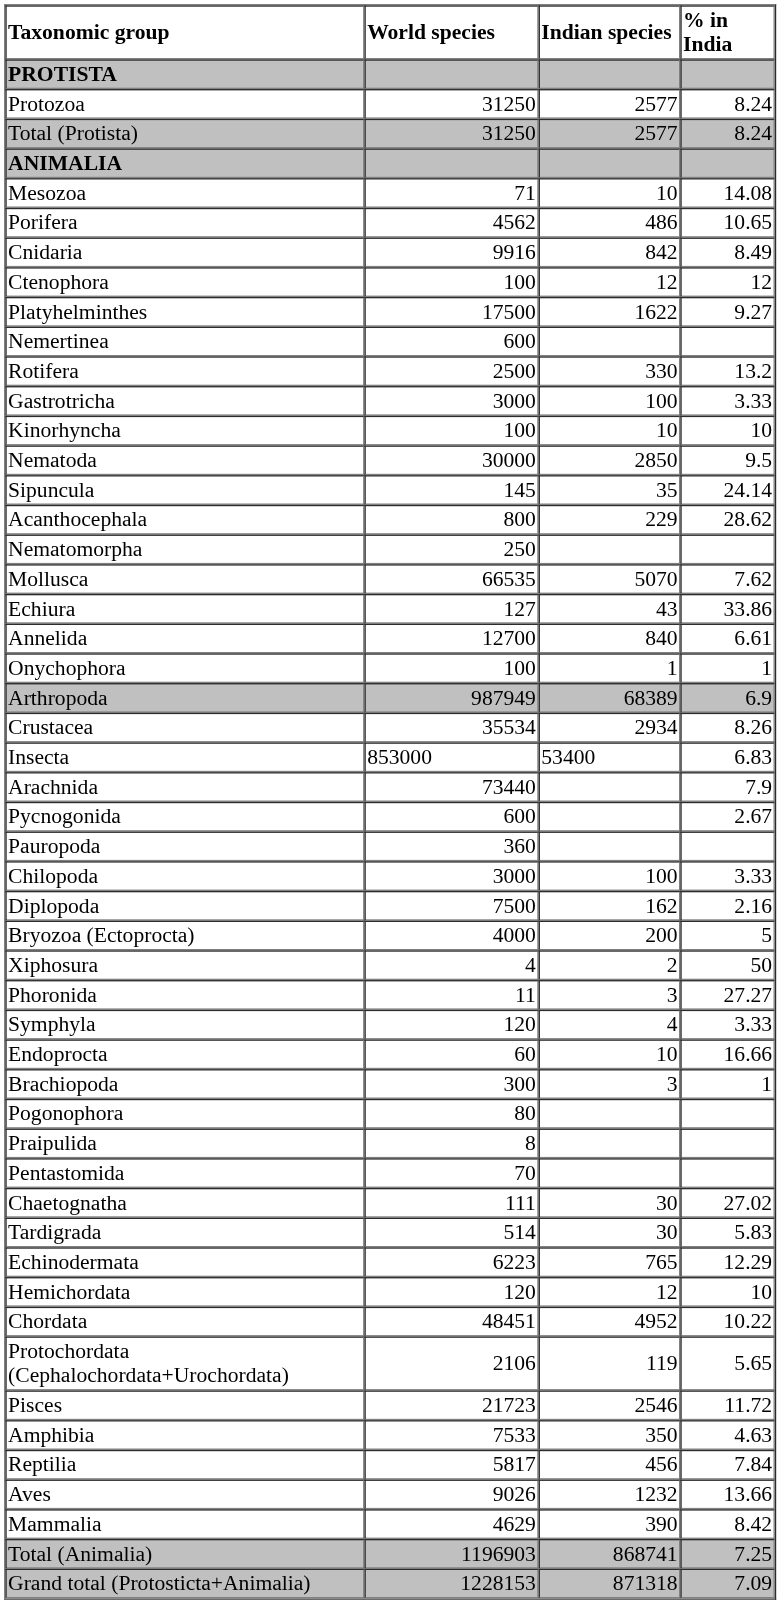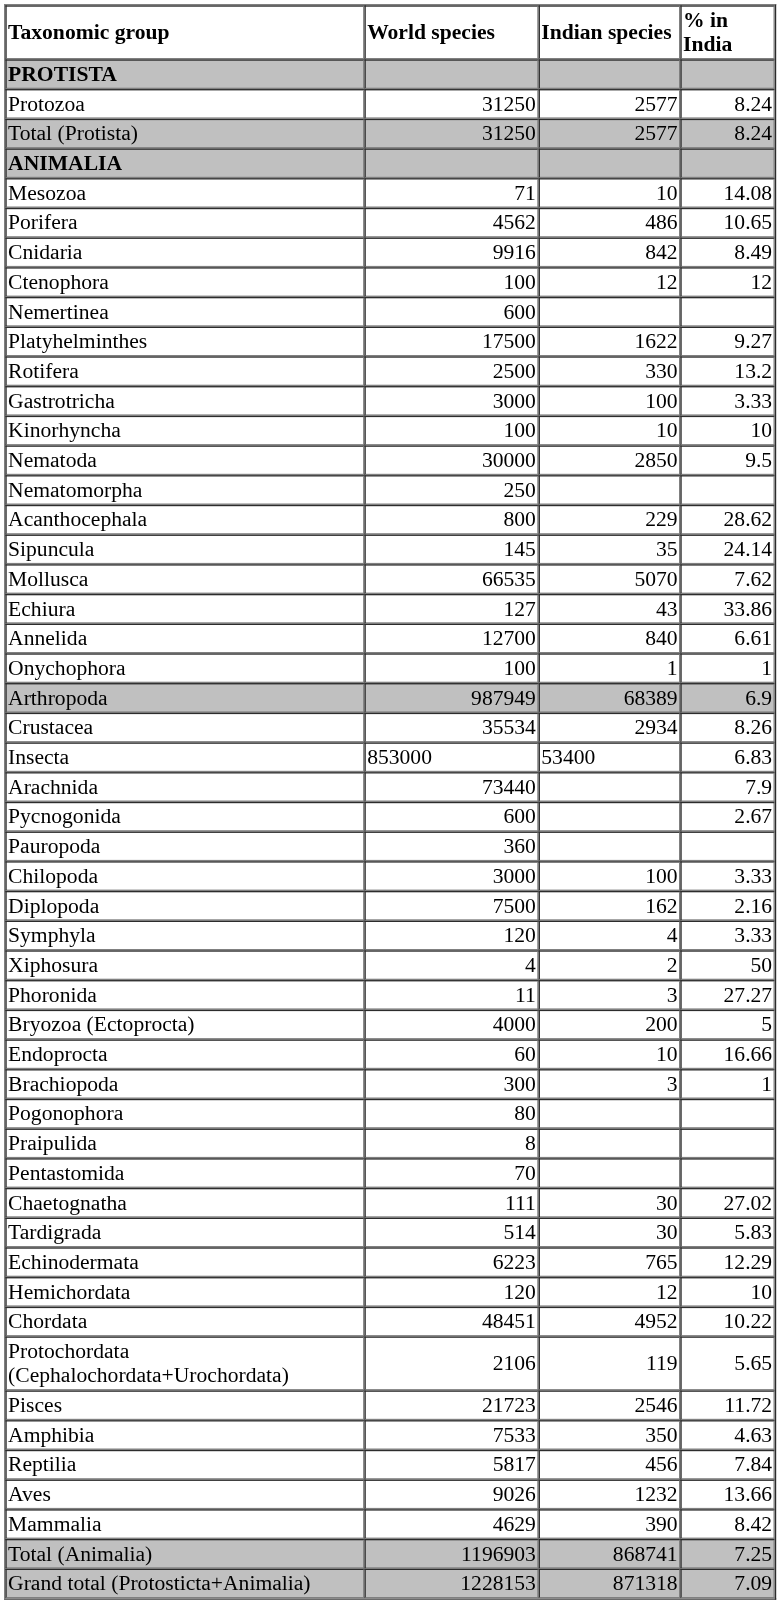rows swapped: (78, 311) <-> (58, 341)
rows swapped: (75, 549) <-> (51, 489)
rows swapped: (52, 1024) <-> (101, 935)
